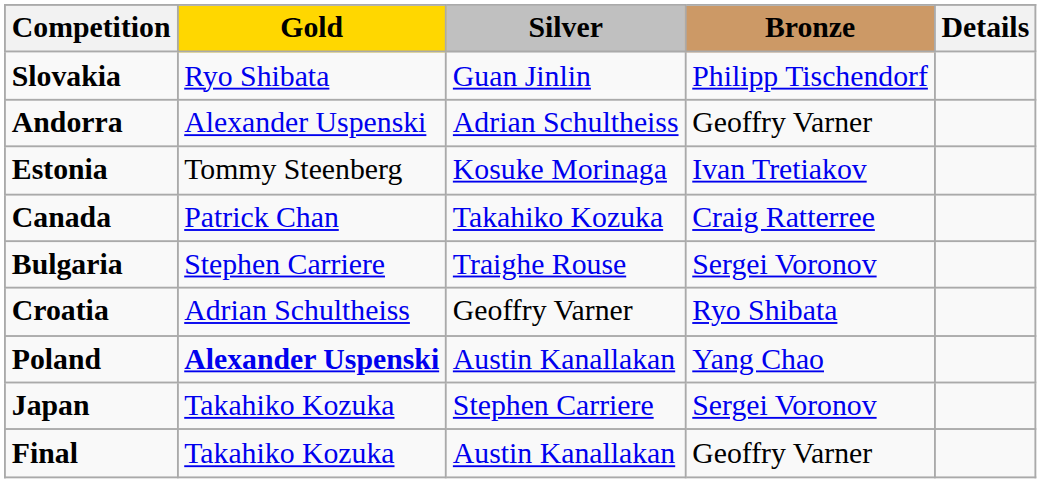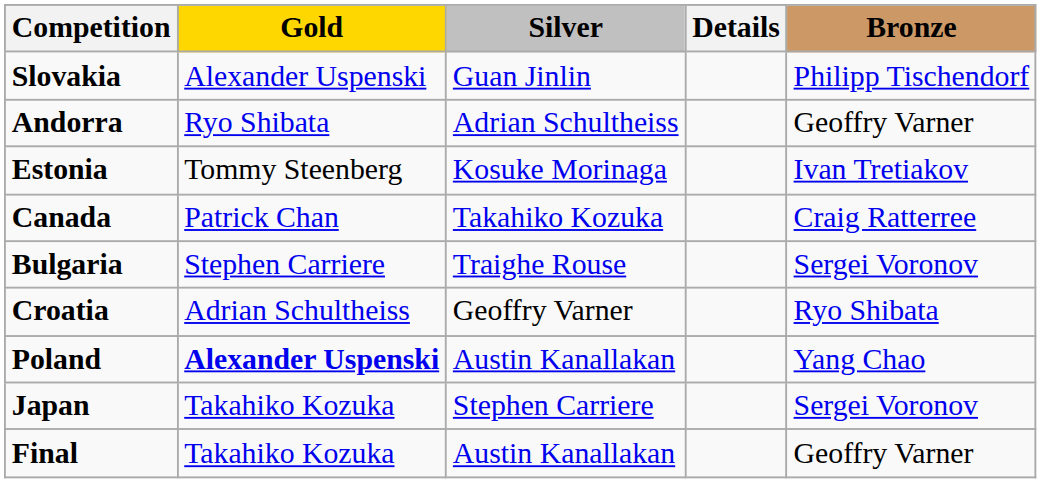columns swapped: (810, 28) <-> (985, 28)
(257, 75) Ryo Shibata -> (305, 75) Alexander Uspenski
(305, 122) Alexander Uspenski -> (257, 122) Ryo Shibata
